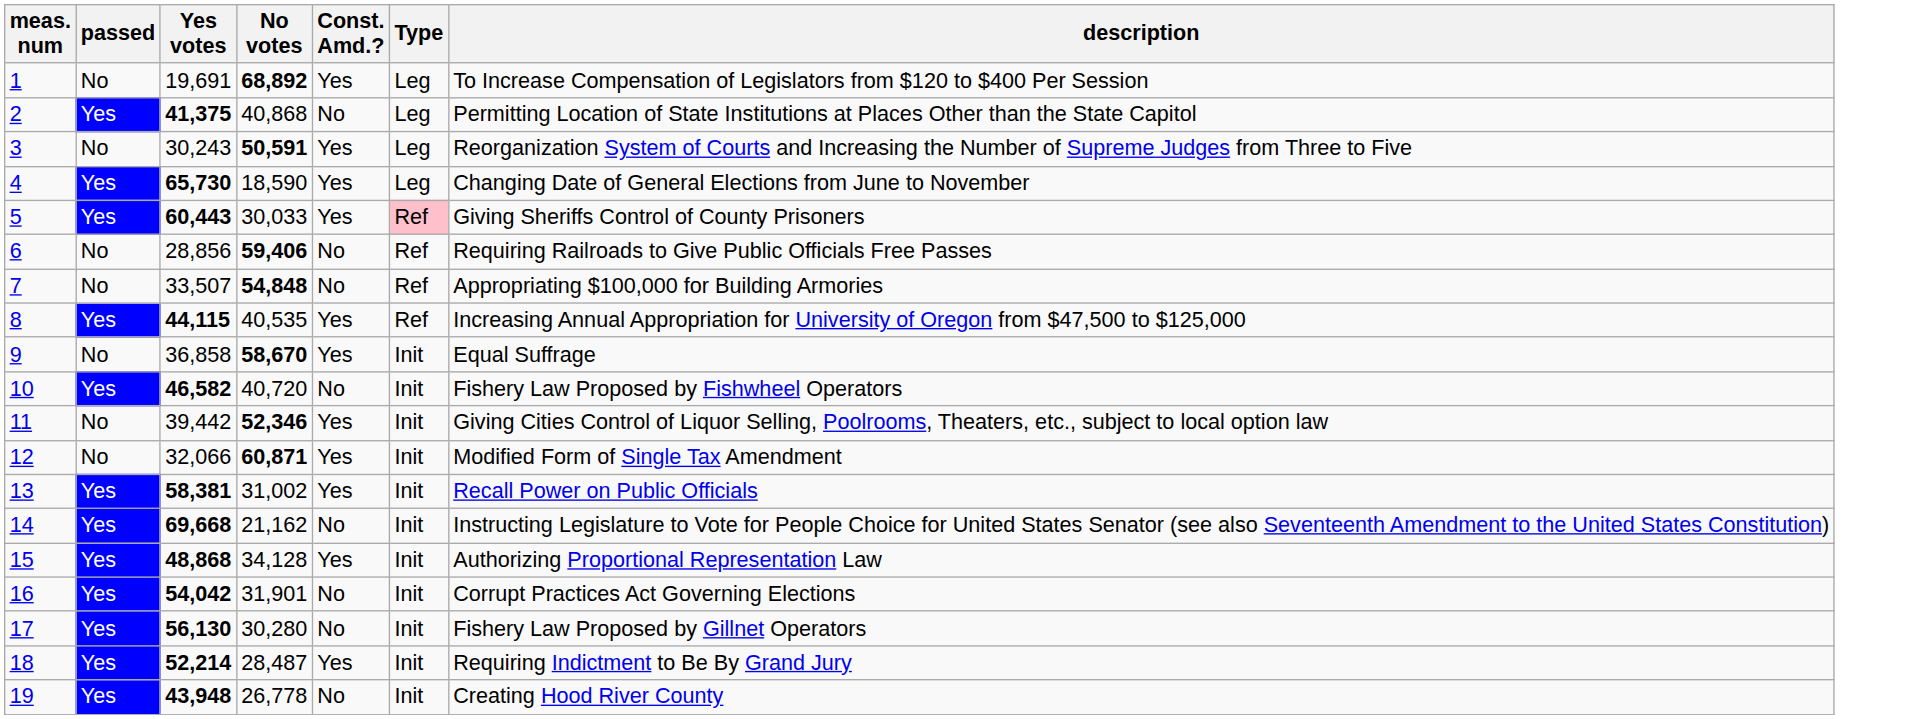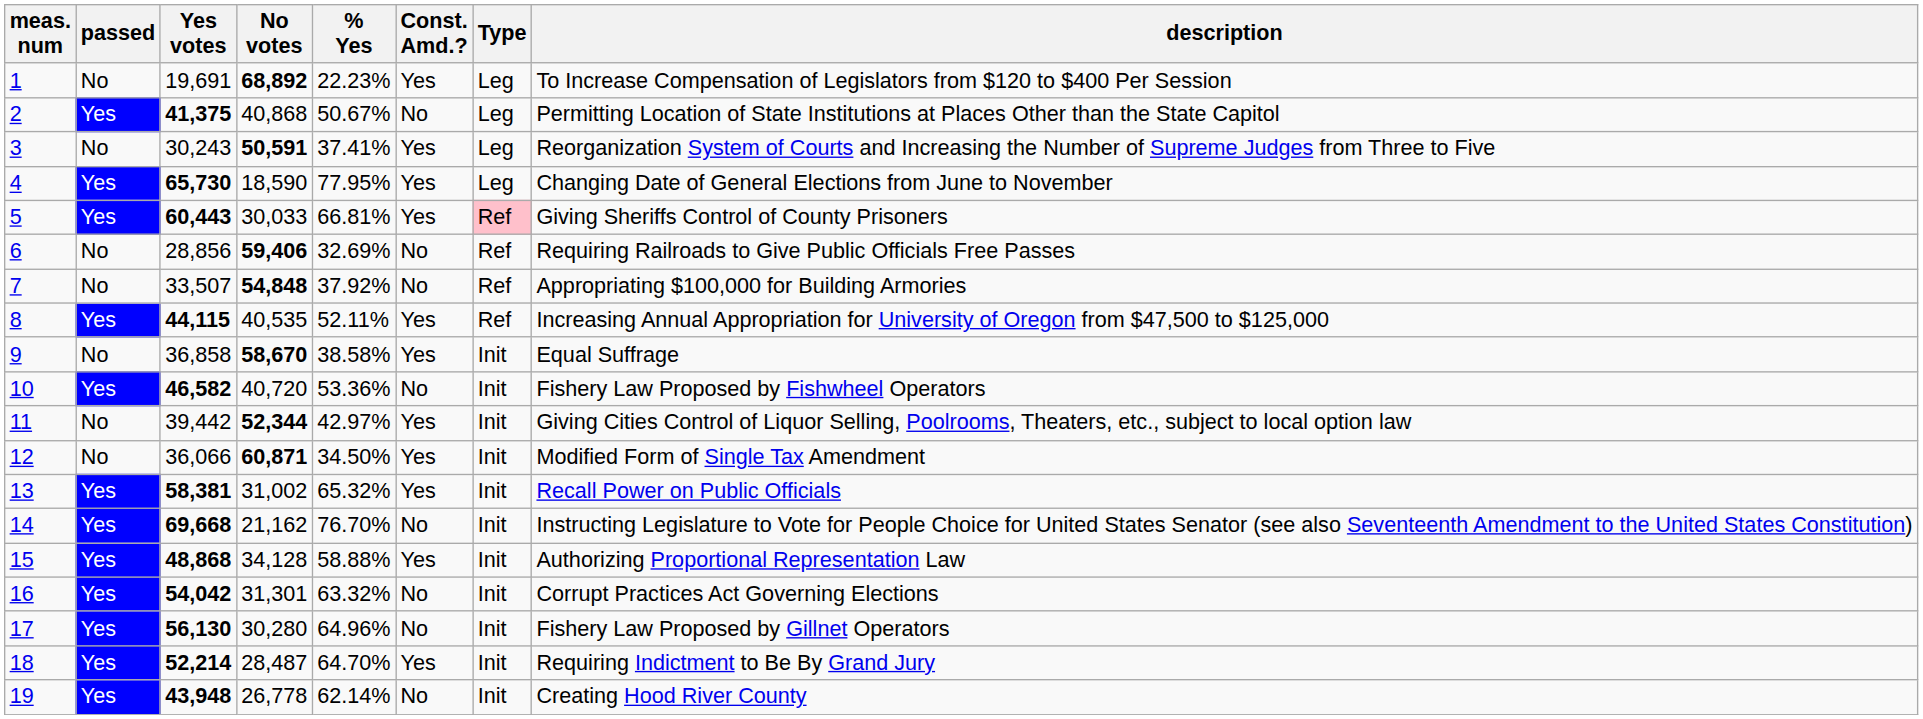+ column: (354, 33)
(274, 422) 52,346 -> (274, 422) 52,344
(198, 457) 32,066 -> (198, 457) 36,066
(274, 594) 31,901 -> (274, 594) 31,301
